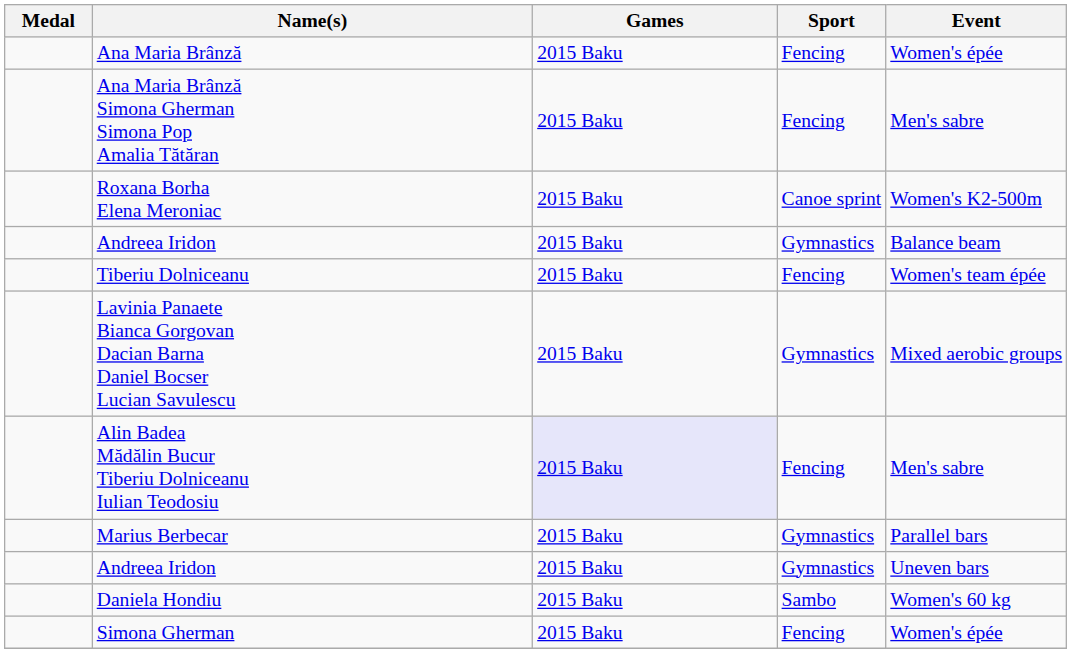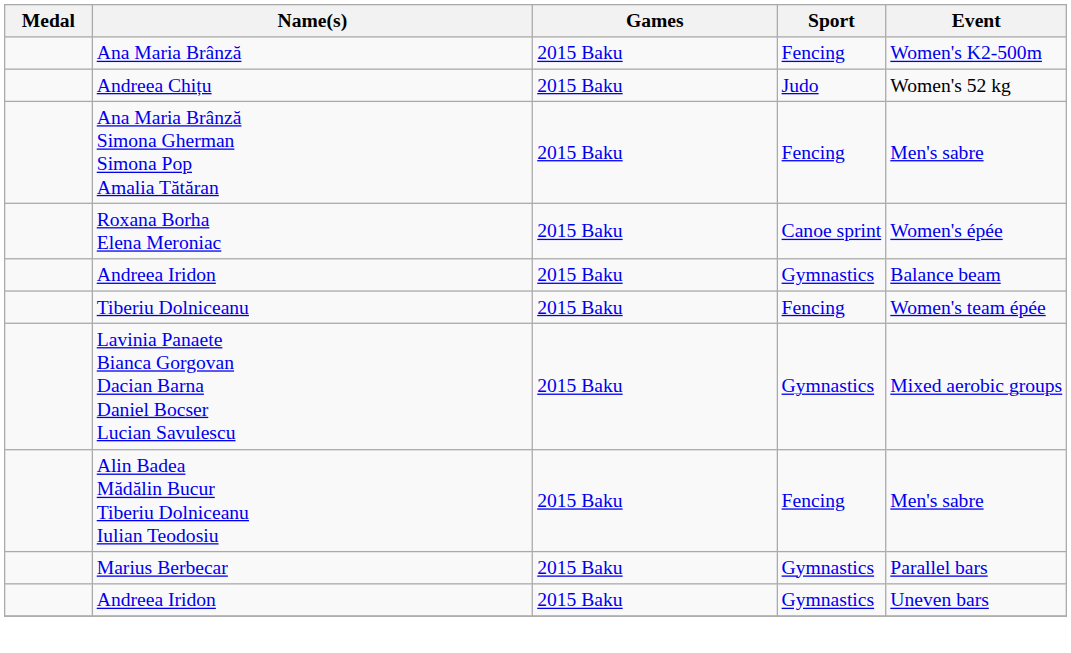(947, 53) Women's épée -> (966, 53) Women's K2-500m
+ row: (154, 85)
(966, 199) Women's K2-500m -> (947, 231) Women's épée
(580, 467) lavender background -> (580, 500) no background
- row: (159, 599)
- row: (166, 631)
